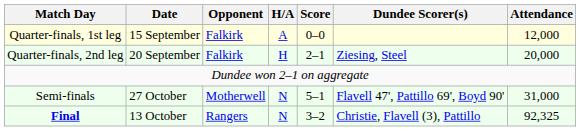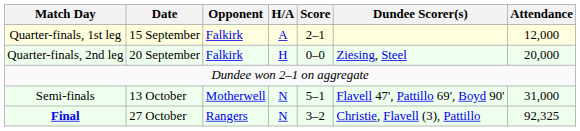(315, 34) 0–0 -> (315, 34) 2–1
(315, 55) 2–1 -> (315, 55) 0–0
(158, 95) 27 October -> (158, 95) 13 October
(158, 116) 13 October -> (158, 116) 27 October
